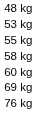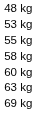+ row: (18, 87)
- row: (18, 103)
